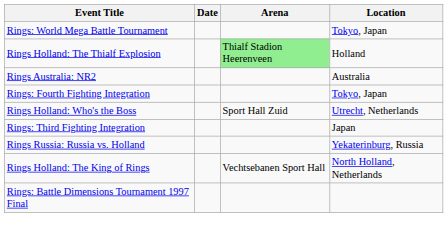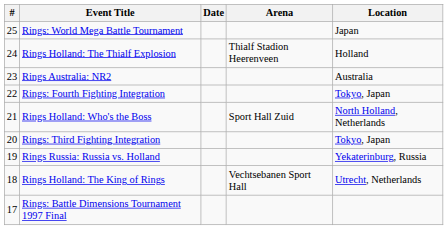+ column: (12, 13)
(359, 30) Tokyo, Japan -> (347, 30) Japan
(252, 53) lightgreen background -> (259, 53) no background
(375, 111) Utrecht, Netherlands -> (366, 117) North Holland, Netherlands
(344, 128) Japan -> (363, 140) Tokyo, Japan
(363, 168) North Holland, Netherlands -> (378, 180) Utrecht, Netherlands
